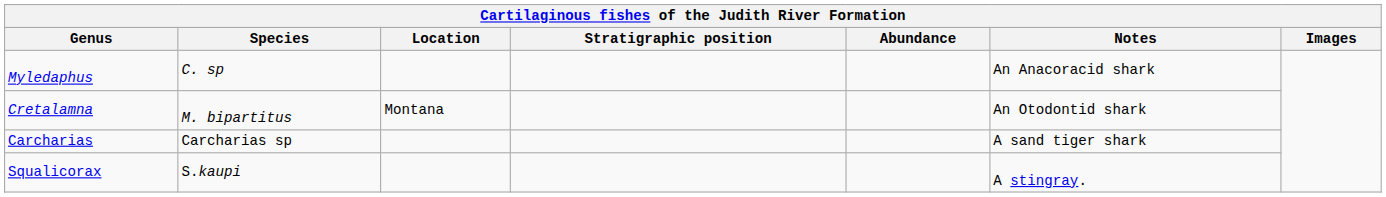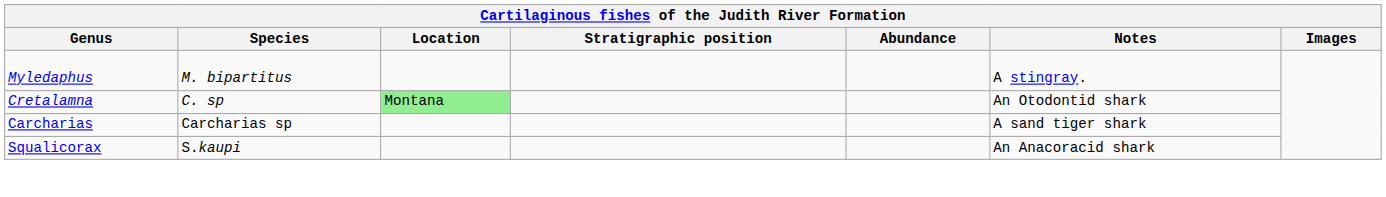(203, 70) C. sp -> (237, 79) M. bipartitus
(1074, 70) An Anacoracid shark -> (1040, 79) A stingray.
(237, 118) M. bipartitus -> (203, 102) C. sp
(414, 110) no background -> (414, 102) lightgreen background
(1040, 181) A stingray. -> (1074, 148) An Anacoracid shark
